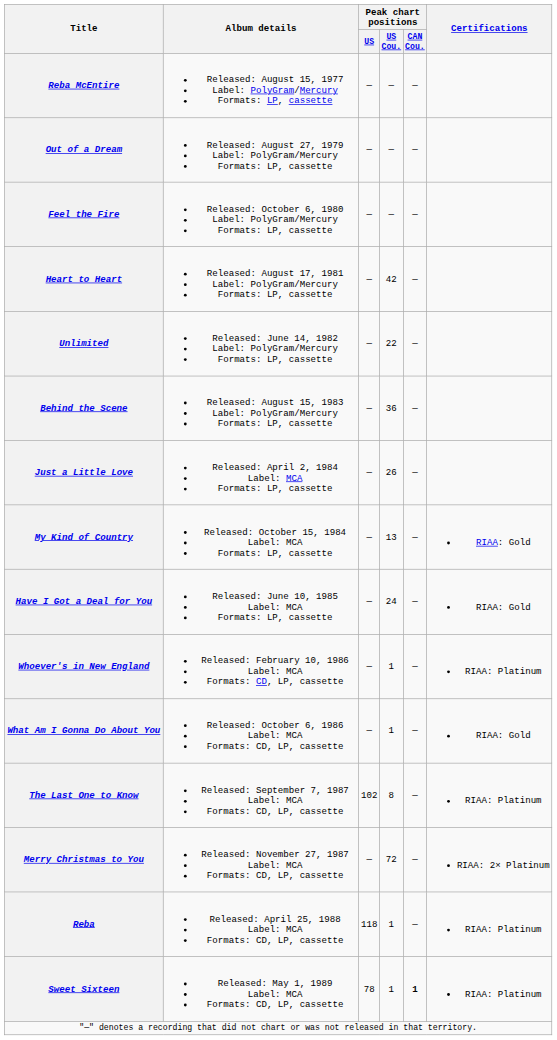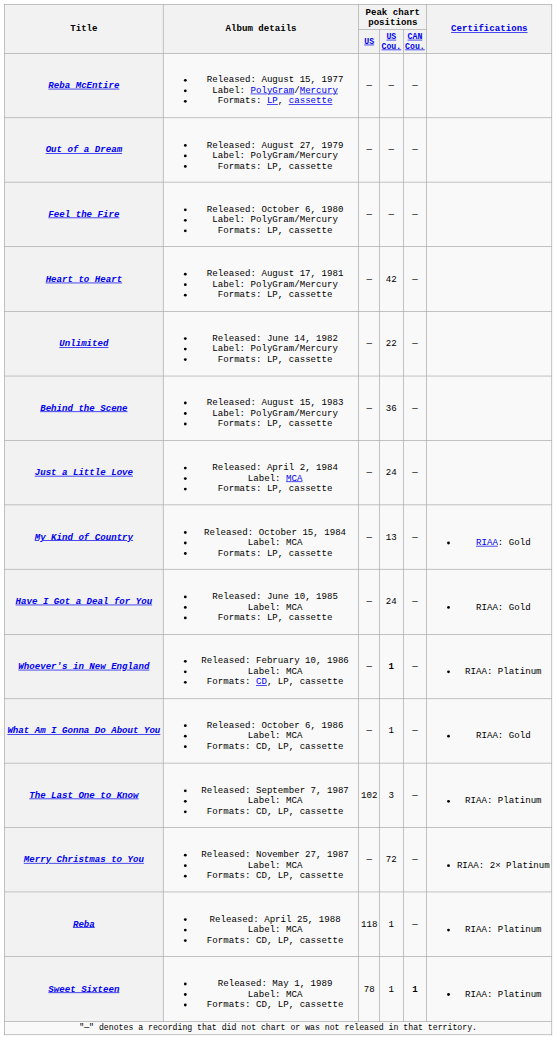(391, 473) 26 -> (391, 473) 24
(391, 666) normal -> (391, 666) bold
(391, 795) 8 -> (391, 795) 3
